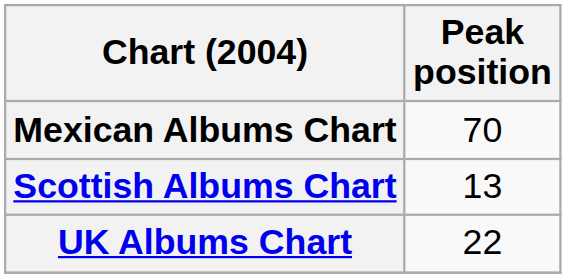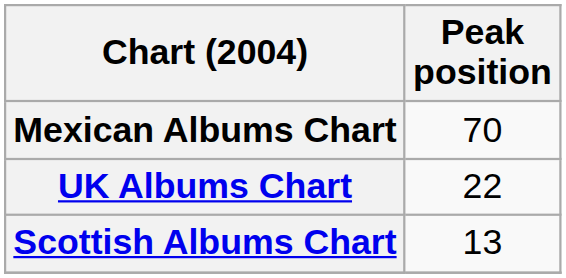rows swapped: (205, 186) <-> (205, 242)
